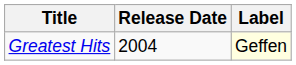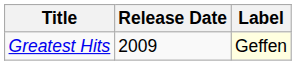(138, 45) 2004 -> (138, 45) 2009
